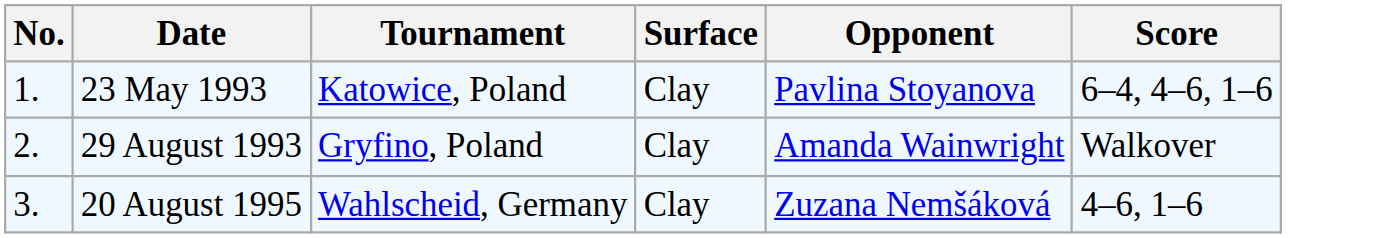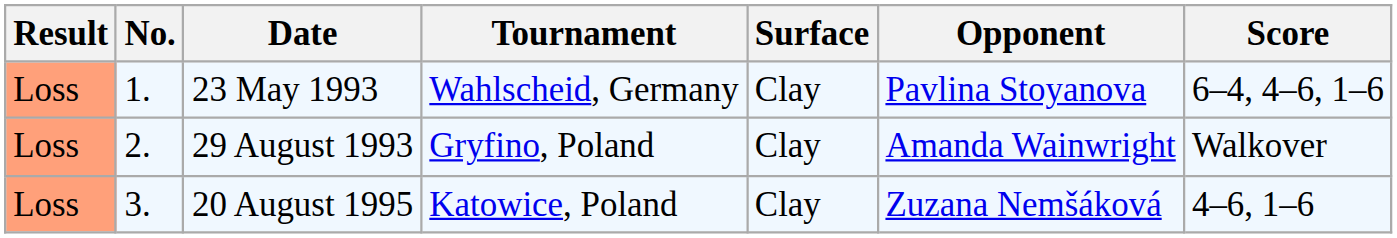+ column: (61, 32)
(442, 89) Katowice, Poland -> (584, 89) Wahlscheid, Germany
(473, 202) Wahlscheid, Germany -> (553, 202) Katowice, Poland
